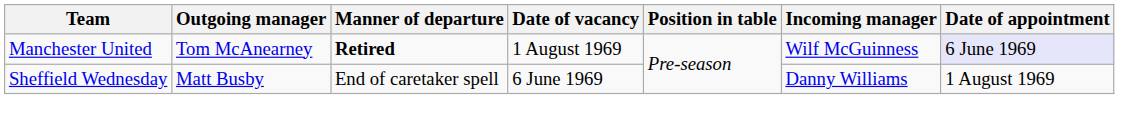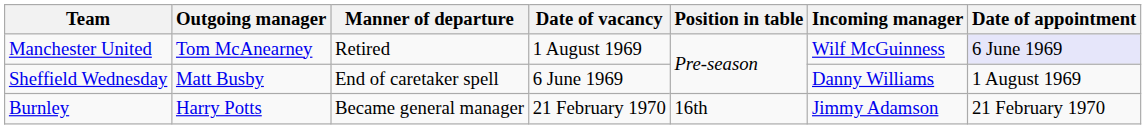(365, 49) bold -> (362, 49) normal
+ row: (39, 108)
